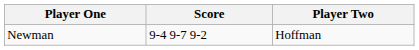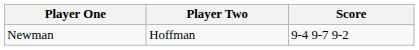columns swapped: (343, 14) <-> (209, 14)
